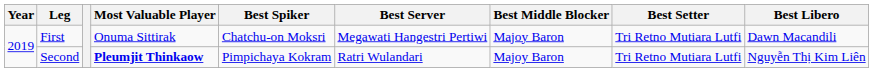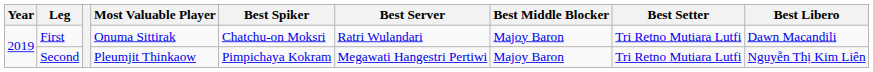(412, 36) Megawati Hangestri Pertiwi -> (380, 36) Ratri Wulandari
(149, 57) bold -> (145, 57) normal
(380, 57) Ratri Wulandari -> (412, 57) Megawati Hangestri Pertiwi
